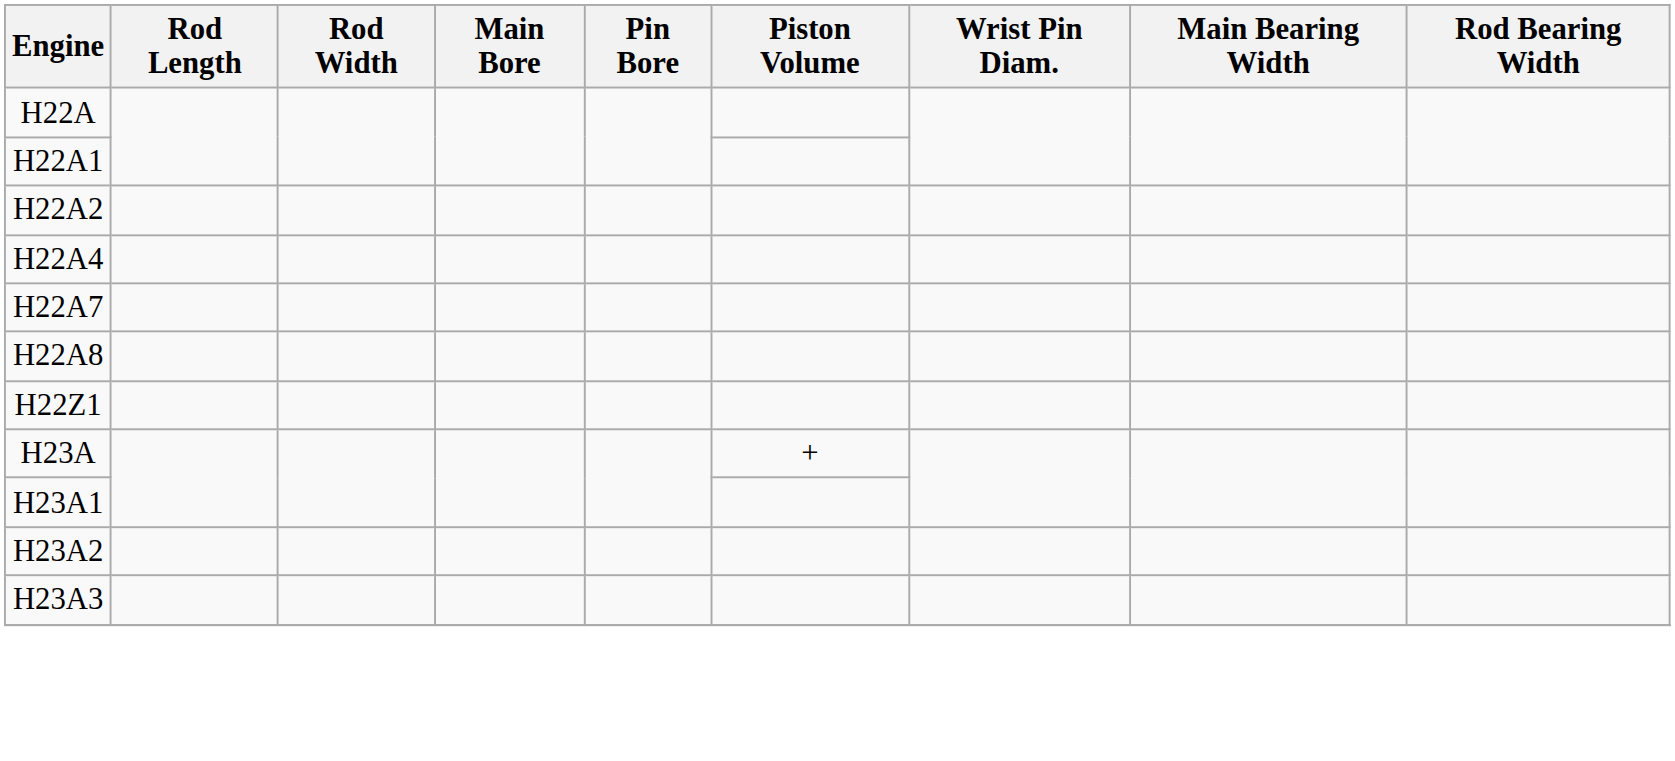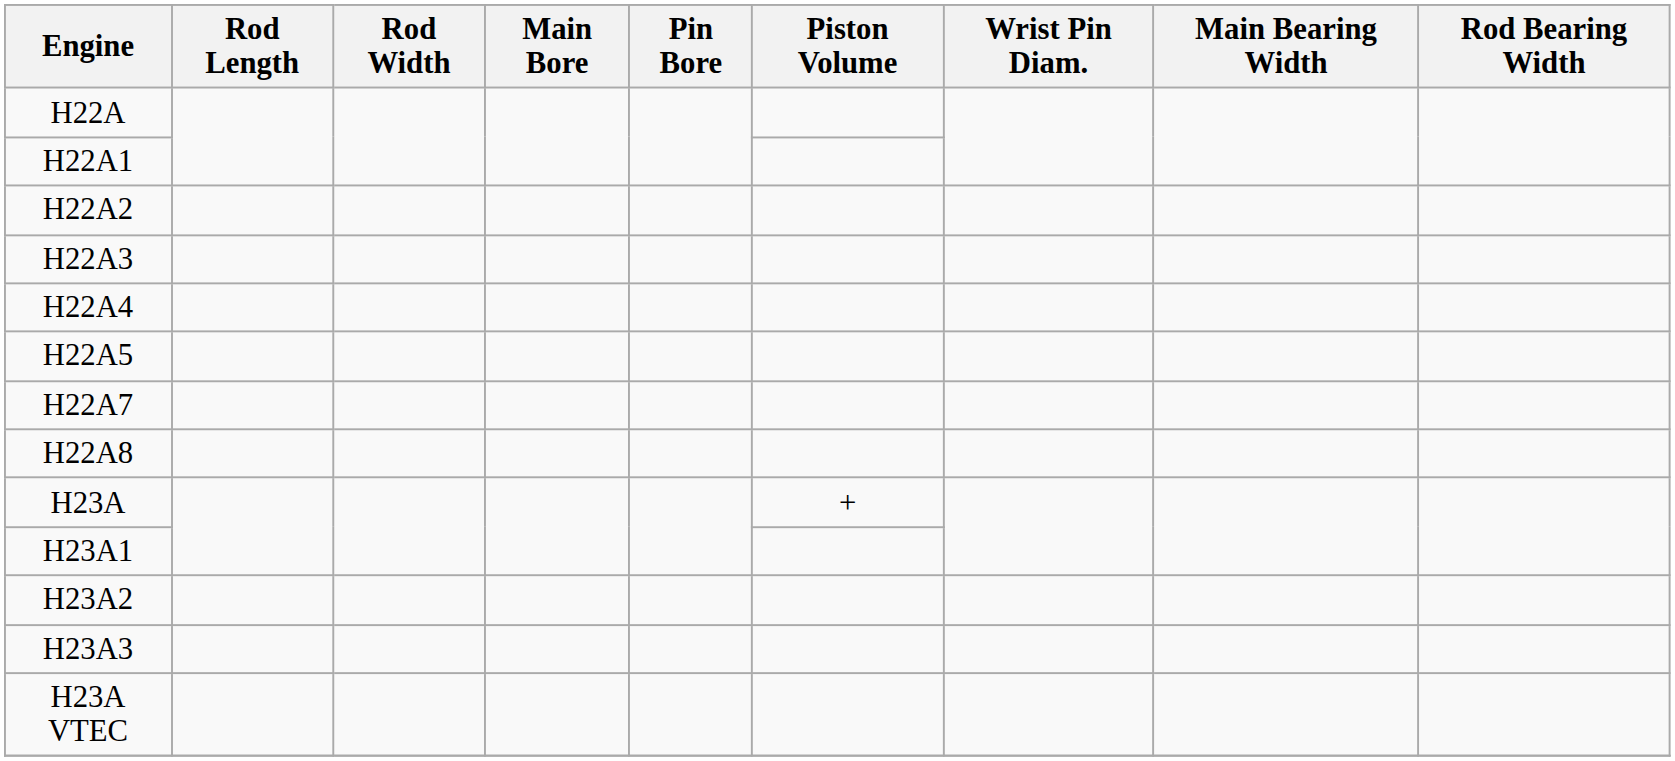+ row: (88, 258)
+ row: (88, 355)
- row: (58, 404)
+ row: (88, 714)
